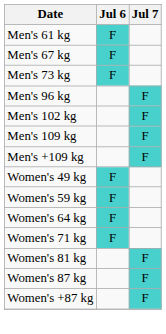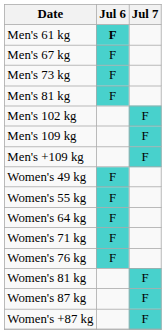(113, 34) normal -> (113, 34) bold
+ row: (39, 95)
- row: (39, 95)
+ row: (47, 197)
- row: (47, 197)
+ row: (47, 258)
